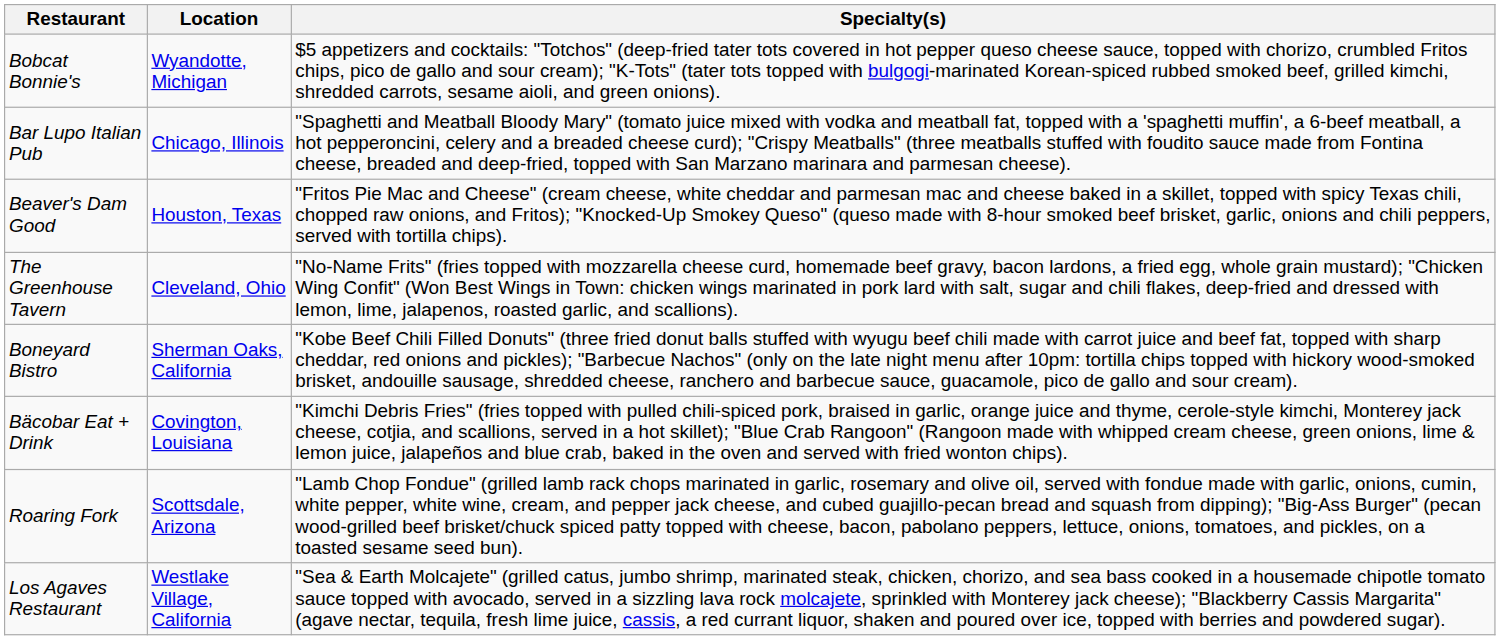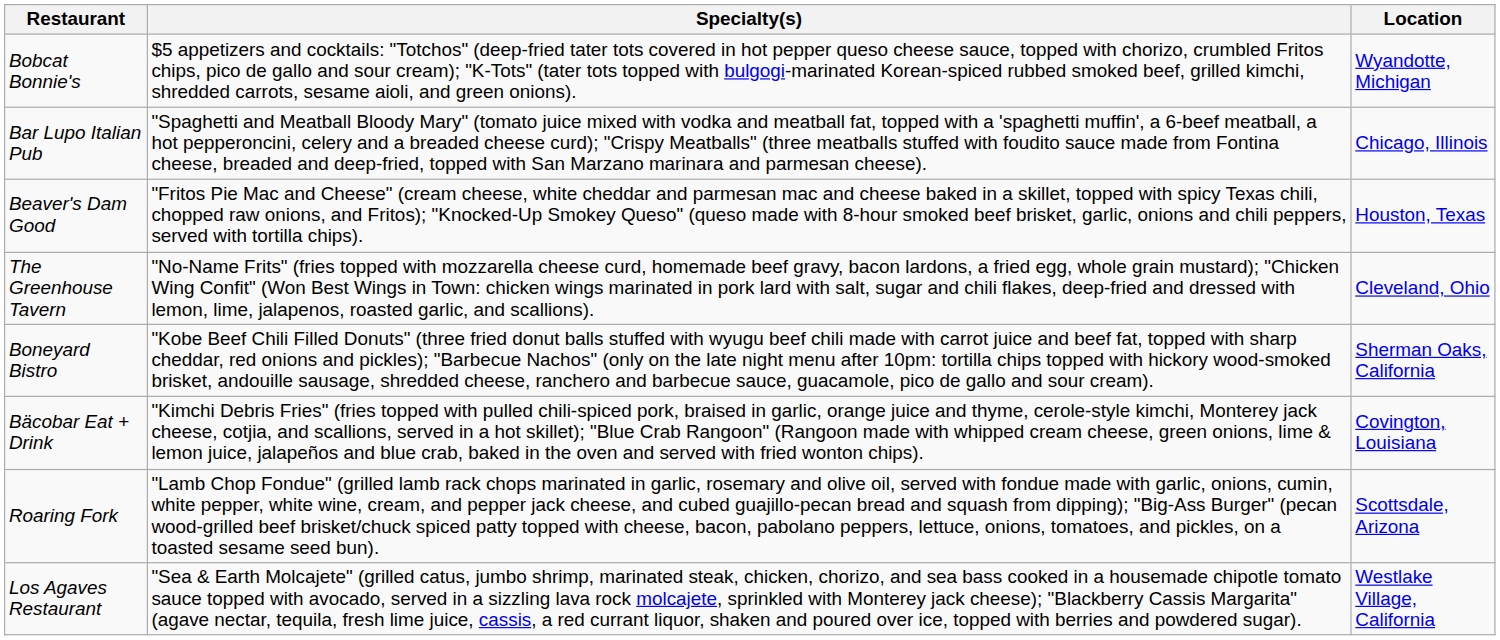columns swapped: (219, 19) <-> (893, 19)
